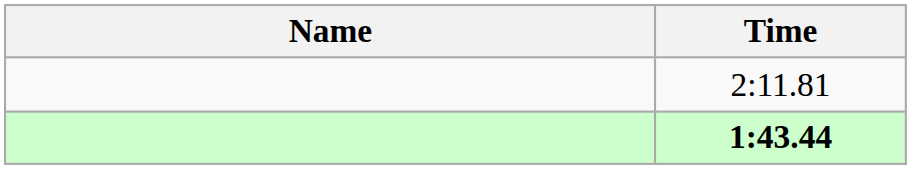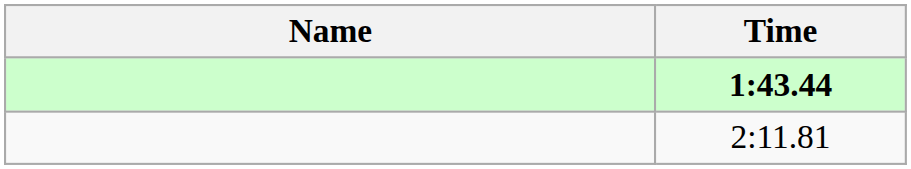rows swapped: (781, 137) <-> (781, 84)
